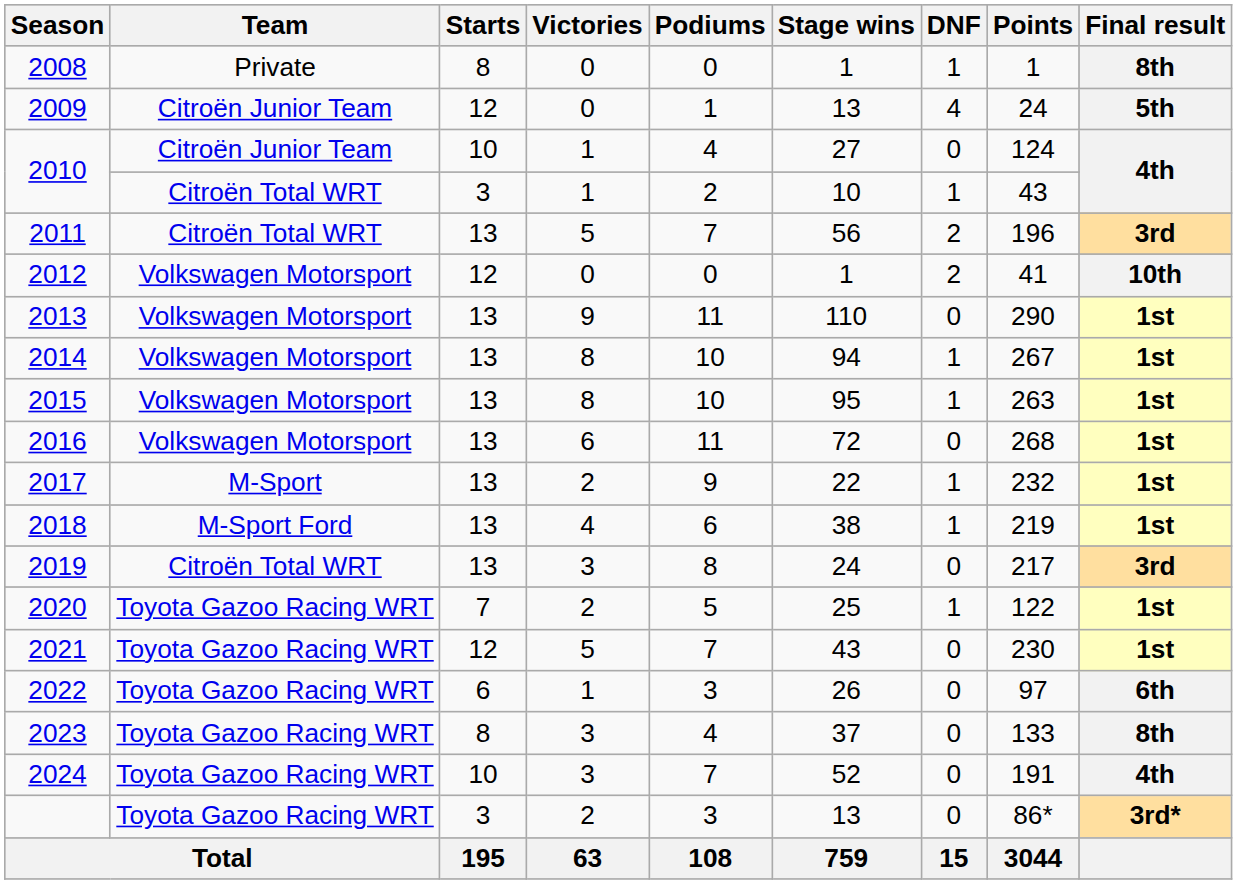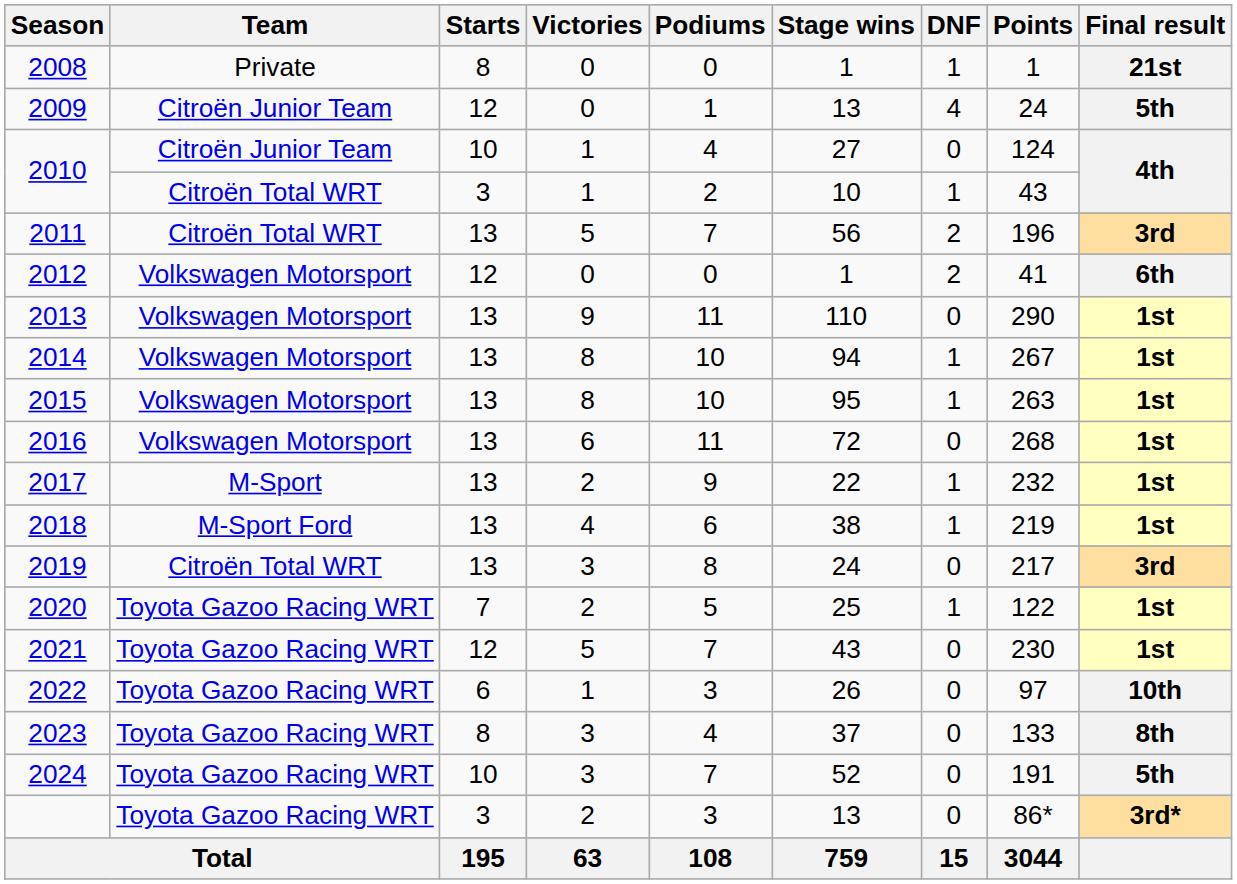(1155, 66) 8th -> (1155, 66) 21st
(1155, 274) 10th -> (1155, 274) 6th
(1155, 691) 6th -> (1155, 691) 10th
(1155, 774) 4th -> (1155, 774) 5th
